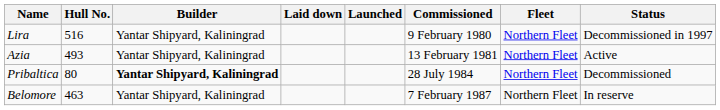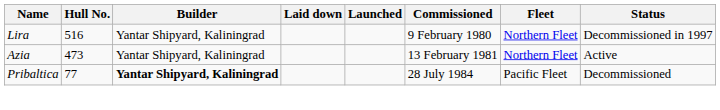(74, 54) 493 -> (74, 54) 473
(71, 74) 80 -> (71, 74) 77
(541, 74) Northern Fleet -> (535, 74) Pacific Fleet
- row: (32, 94)
